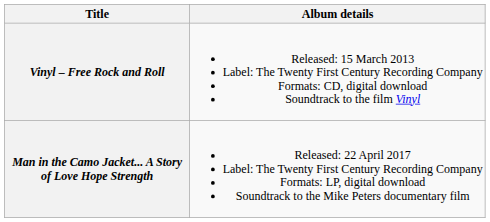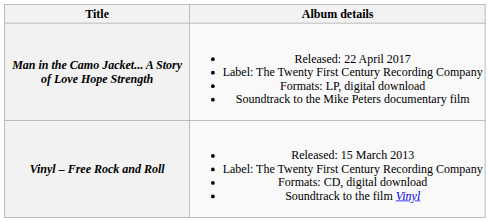rows swapped: (97, 72) <-> (97, 169)
